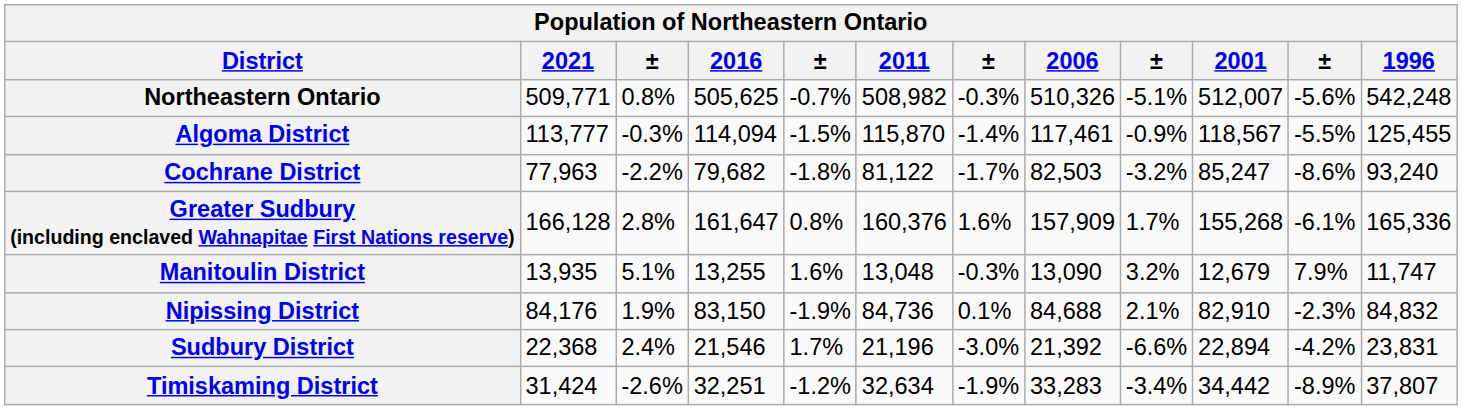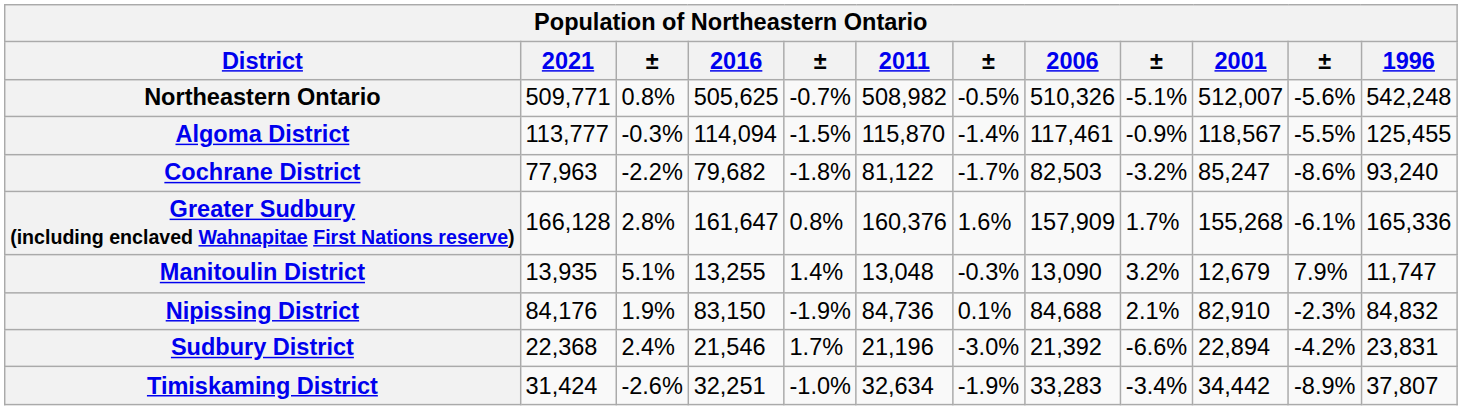(988, 97) -0.3% -> (988, 97) -0.5%
(816, 273) 1.6% -> (816, 273) 1.4%
(820, 385) -1.2% -> (820, 385) -1.0%
